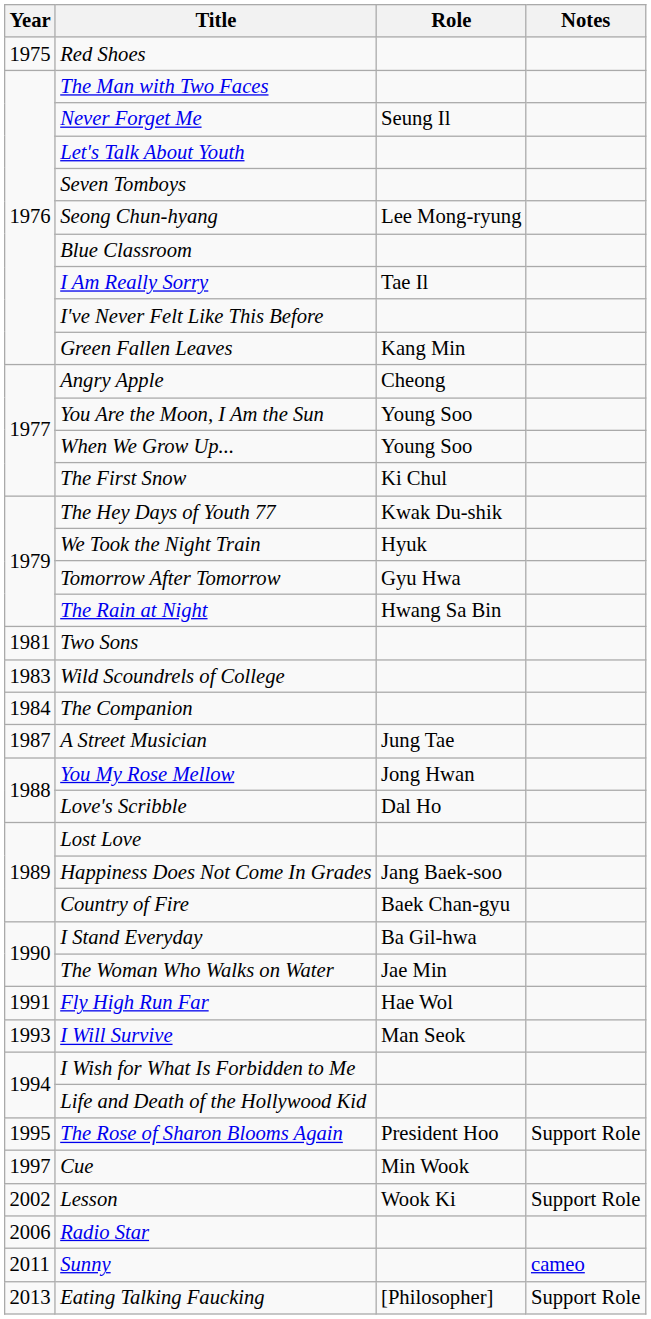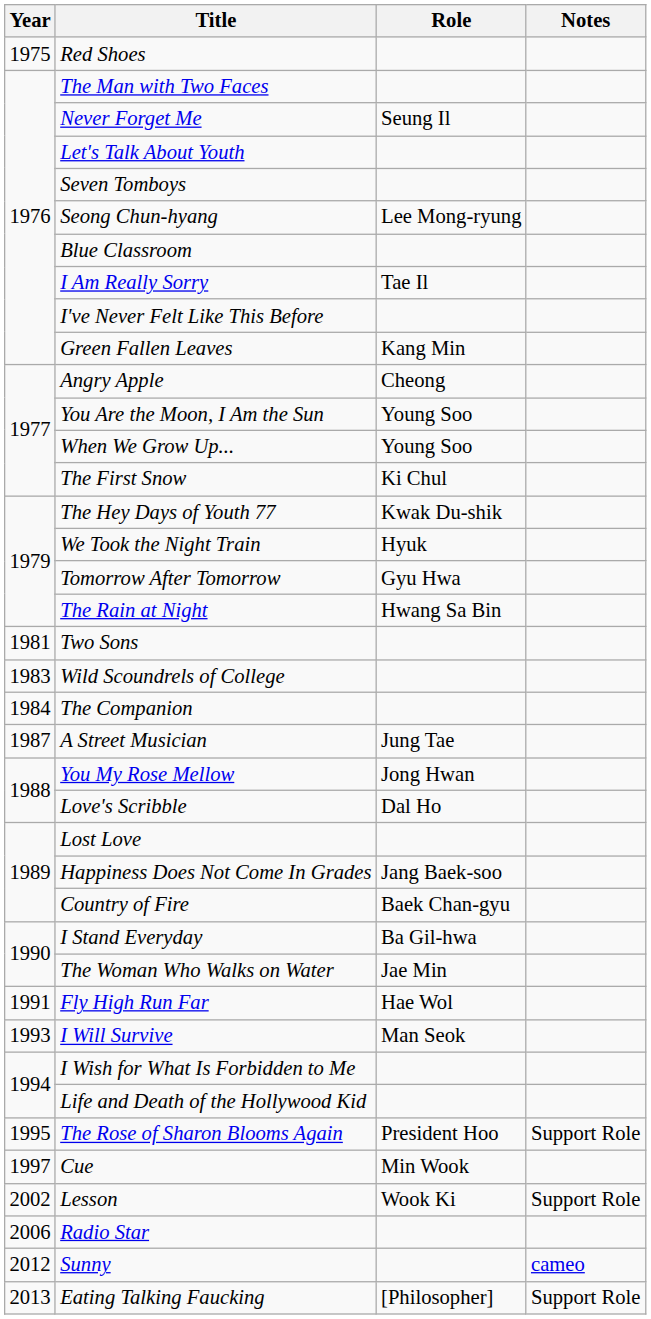(30, 1264) 2011 -> (30, 1264) 2012
